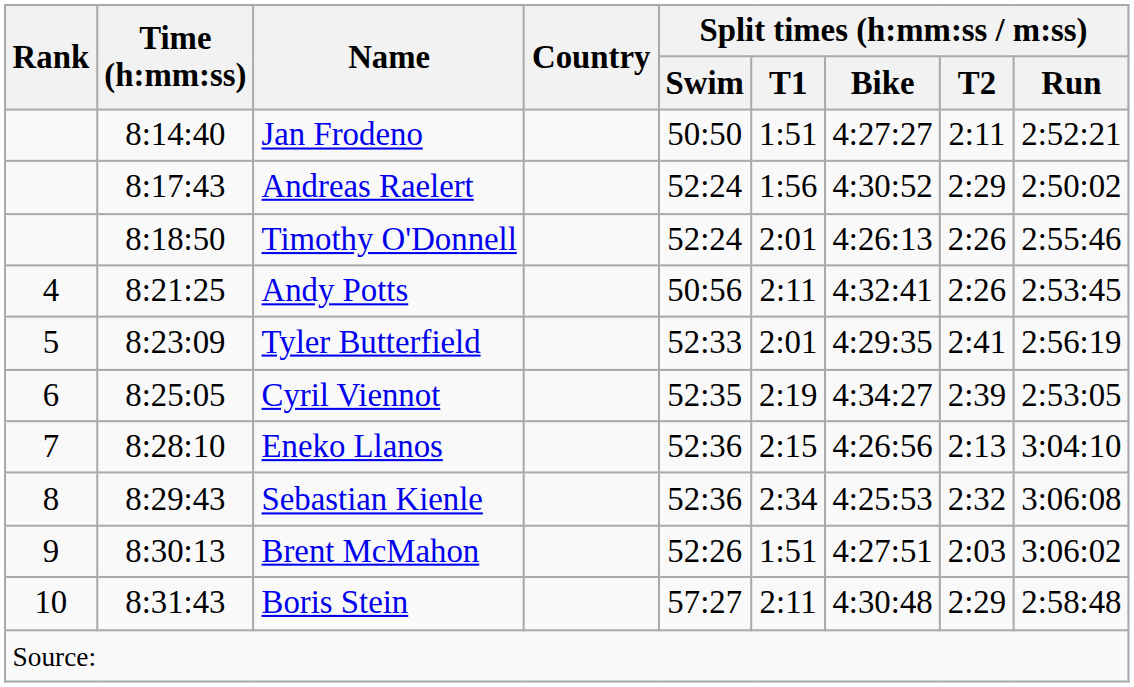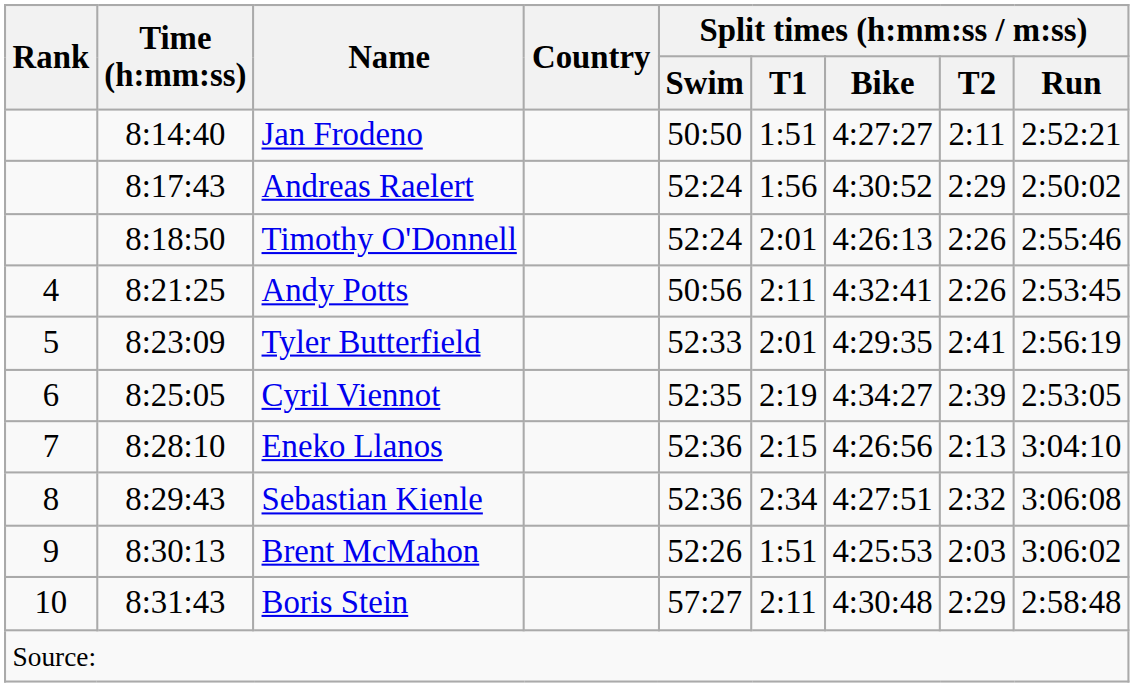(883, 498) 4:25:53 -> (883, 498) 4:27:51
(883, 550) 4:27:51 -> (883, 550) 4:25:53
